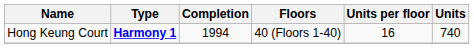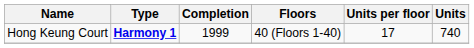(215, 33) 1994 -> (215, 33) 1999
(388, 33) 16 -> (388, 33) 17
